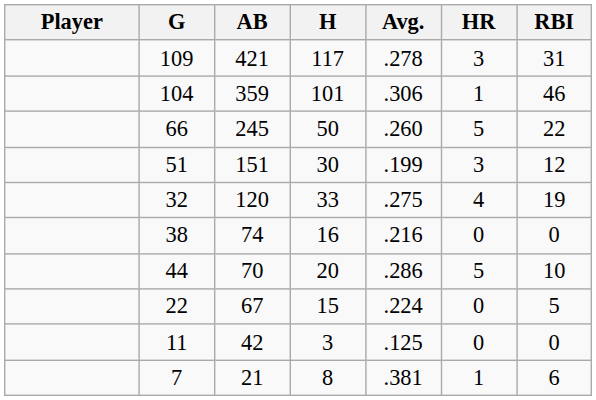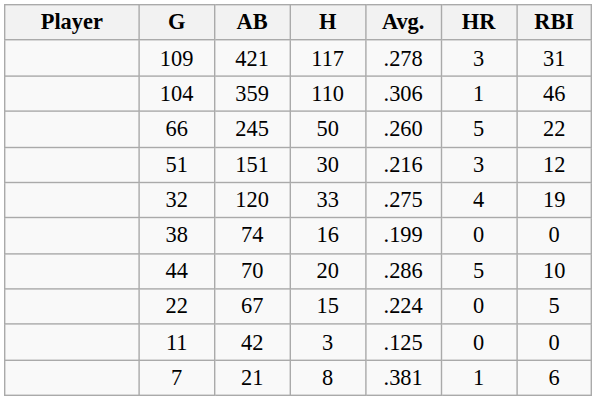(328, 93) 101 -> (328, 93) 110
(403, 164) .199 -> (403, 164) .216
(403, 235) .216 -> (403, 235) .199
